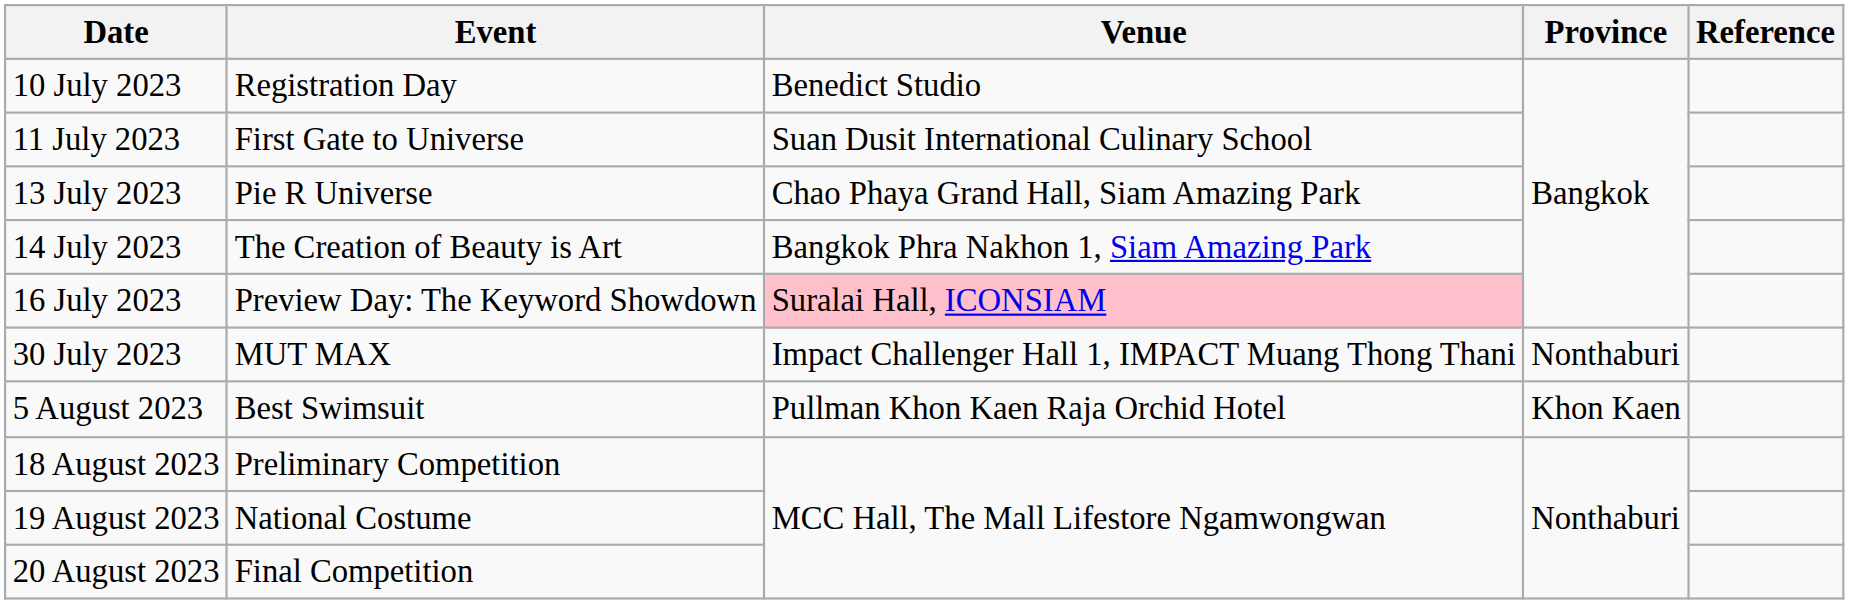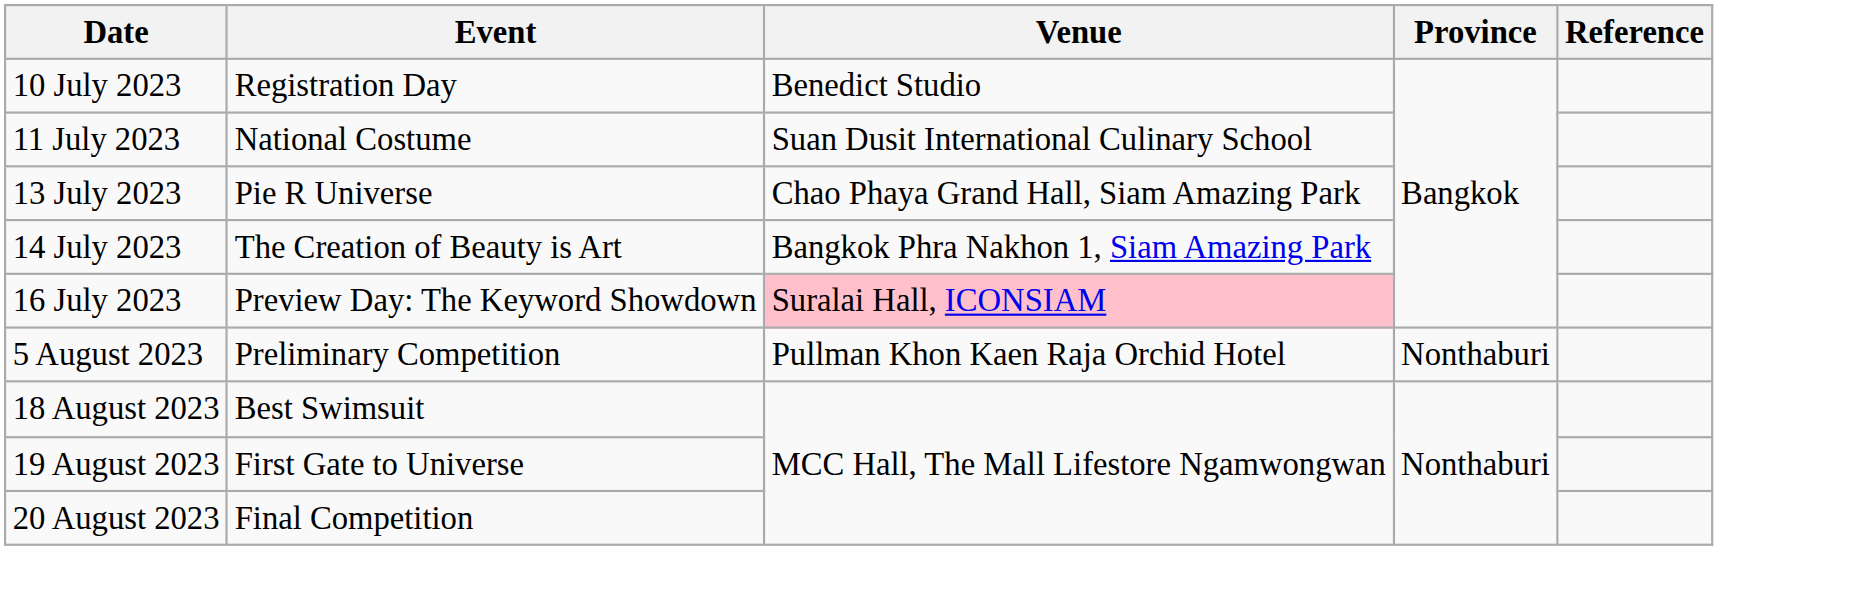(379, 139) First Gate to Universe -> (353, 139) National Costume
- row: (97, 354)
(330, 408) Best Swimsuit -> (397, 354) Preliminary Competition
(1606, 408) Khon Kaen -> (1475, 354) Nonthaburi
(397, 462) Preliminary Competition -> (330, 408) Best Swimsuit
(353, 516) National Costume -> (379, 462) First Gate to Universe
